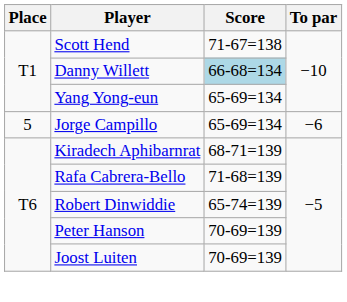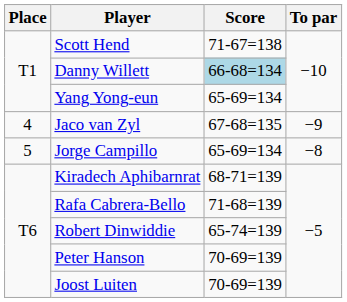+ row: (97, 124)
(313, 124) −6 -> (313, 151) −8
